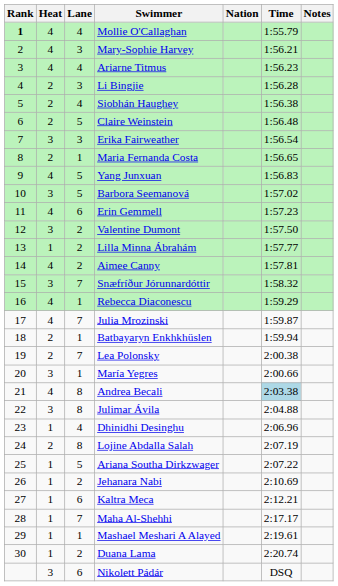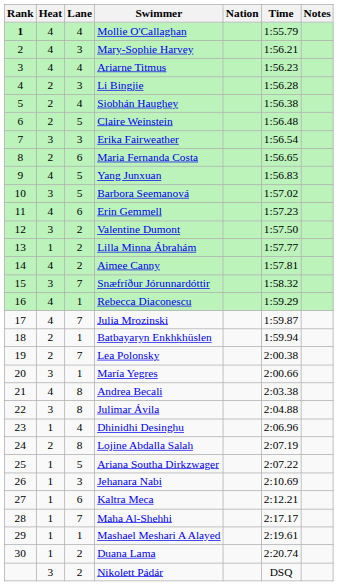(80, 157) 1 -> (80, 157) 6
(281, 391) lightblue background -> (281, 391) no background
(80, 481) 2 -> (80, 481) 3
(80, 572) 6 -> (80, 572) 2
